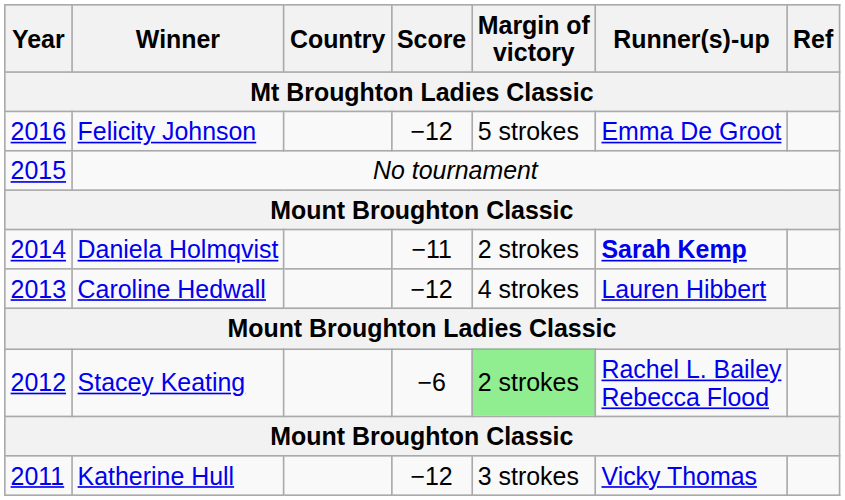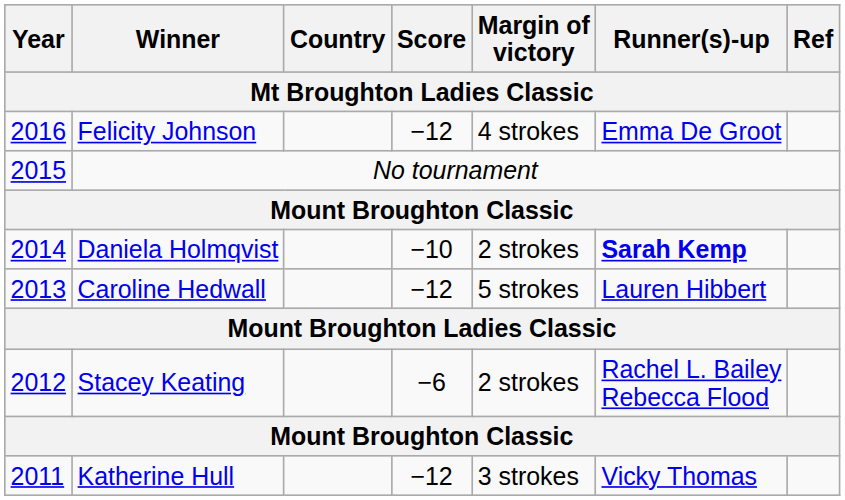(528, 132) 5 strokes -> (528, 132) 4 strokes
(432, 250) −11 -> (432, 250) −10
(528, 289) 4 strokes -> (528, 289) 5 strokes
(528, 382) lightgreen background -> (528, 382) no background
